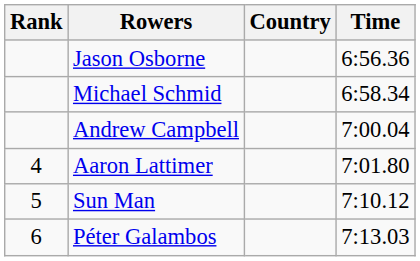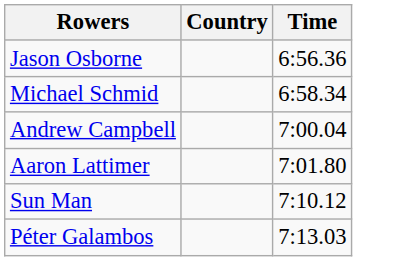- column: (36, 22)
